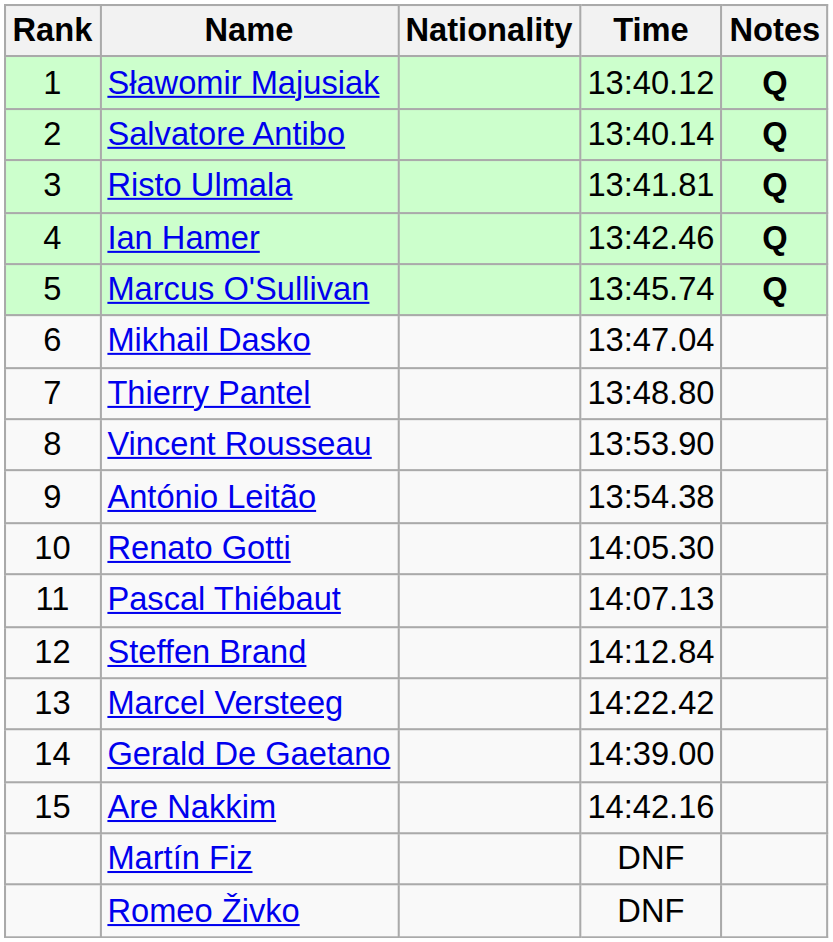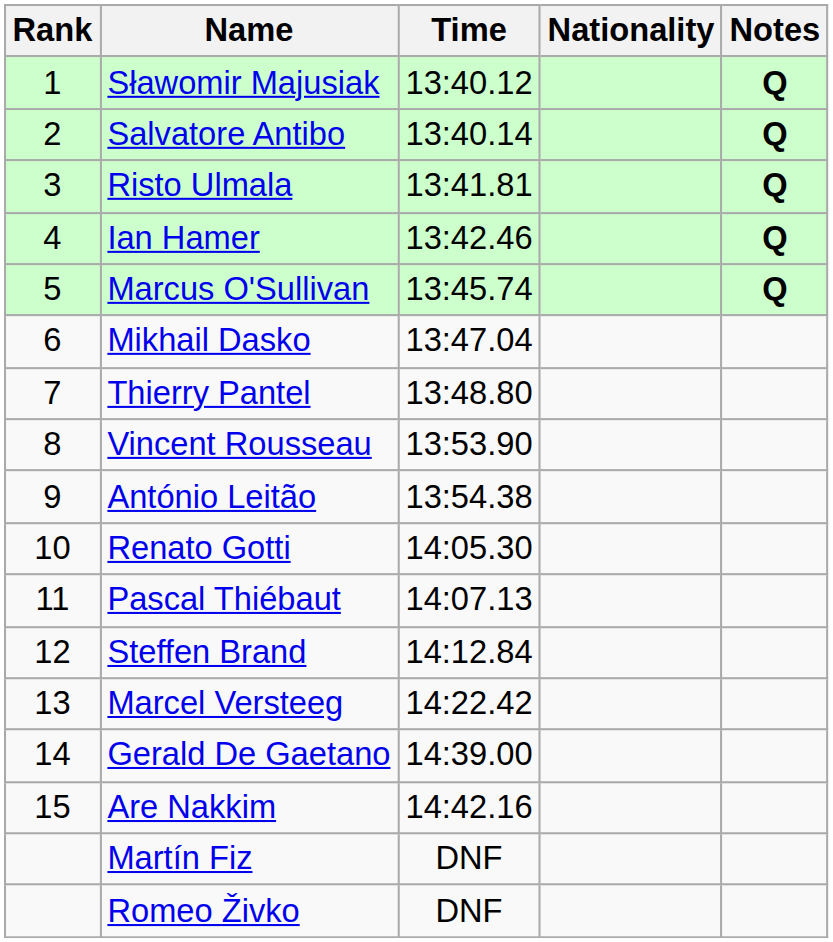columns swapped: (489, 30) <-> (651, 30)
